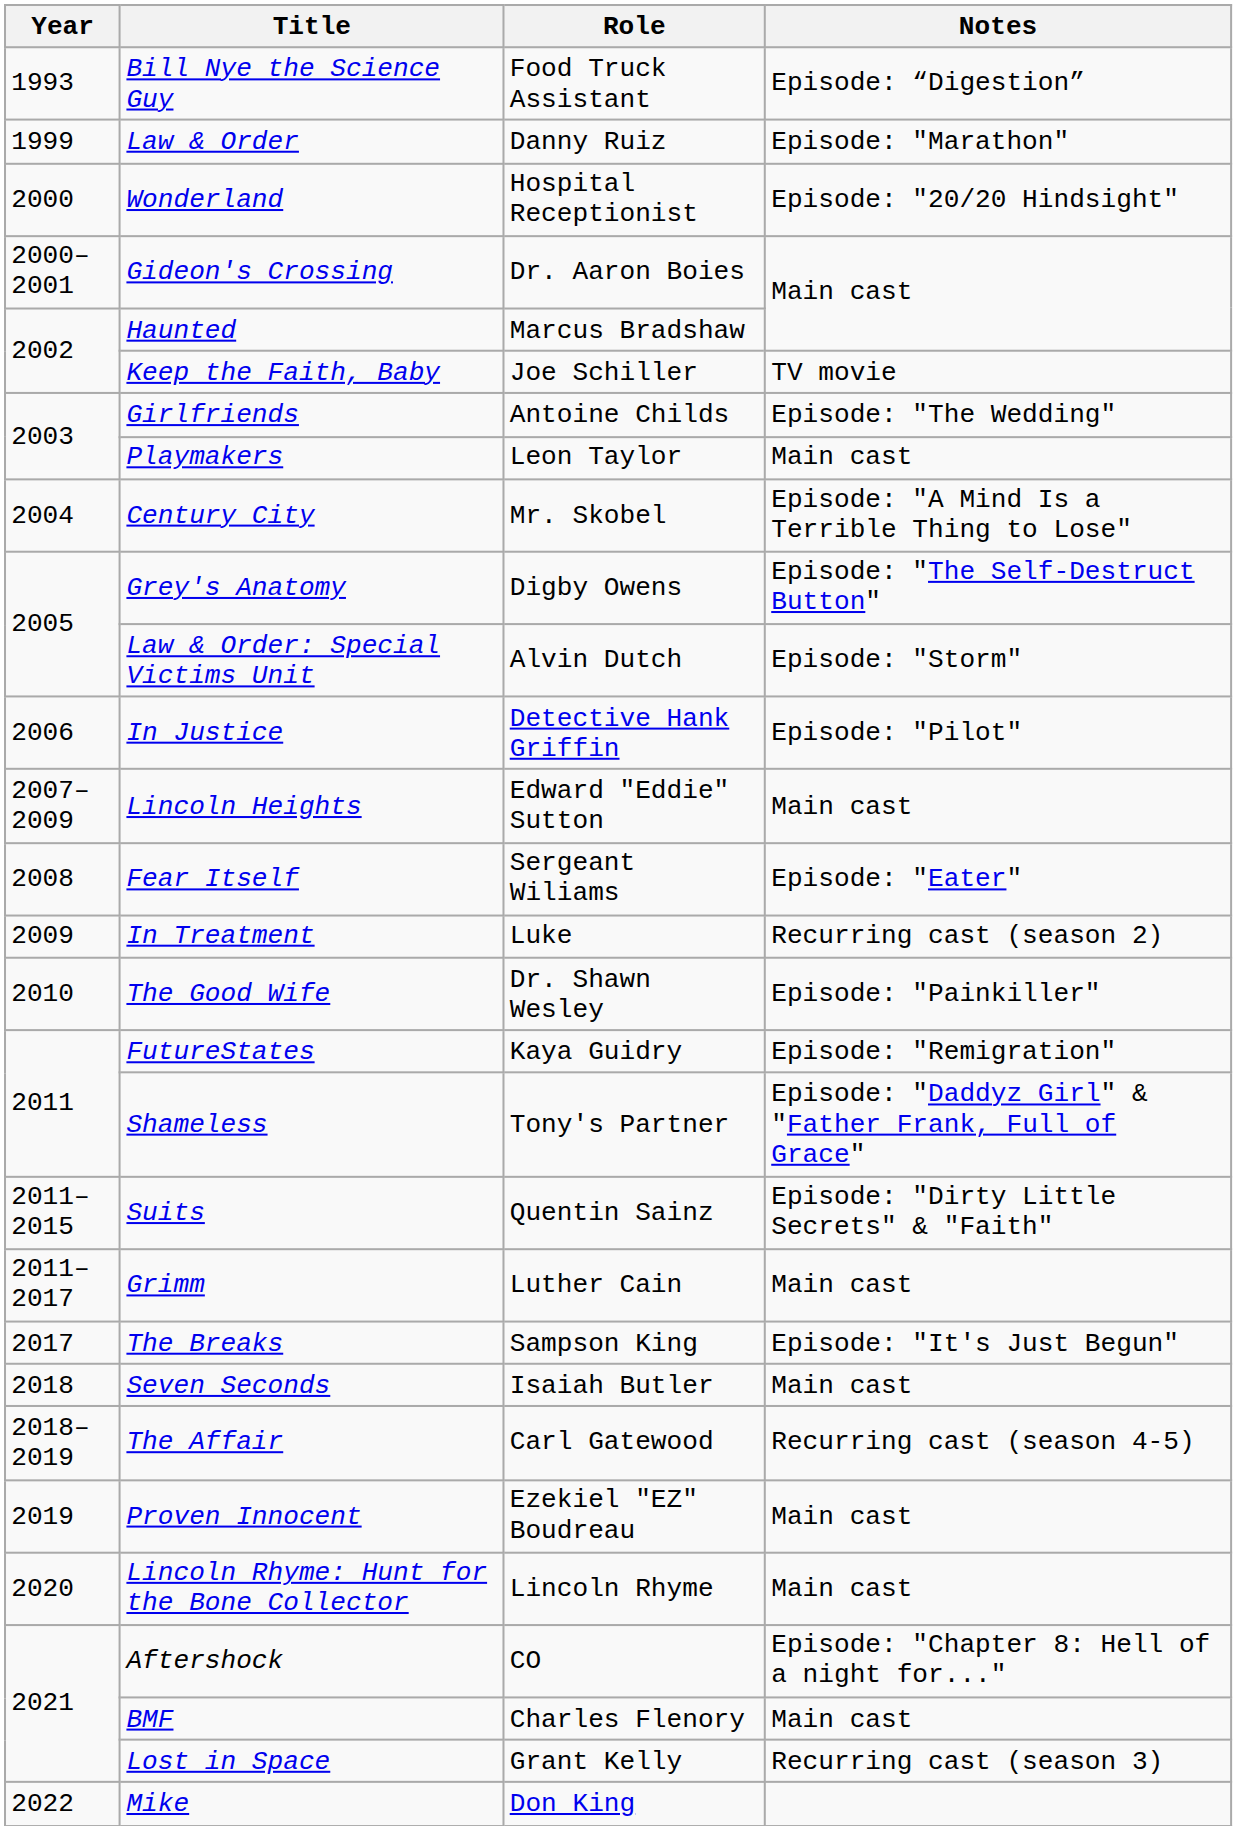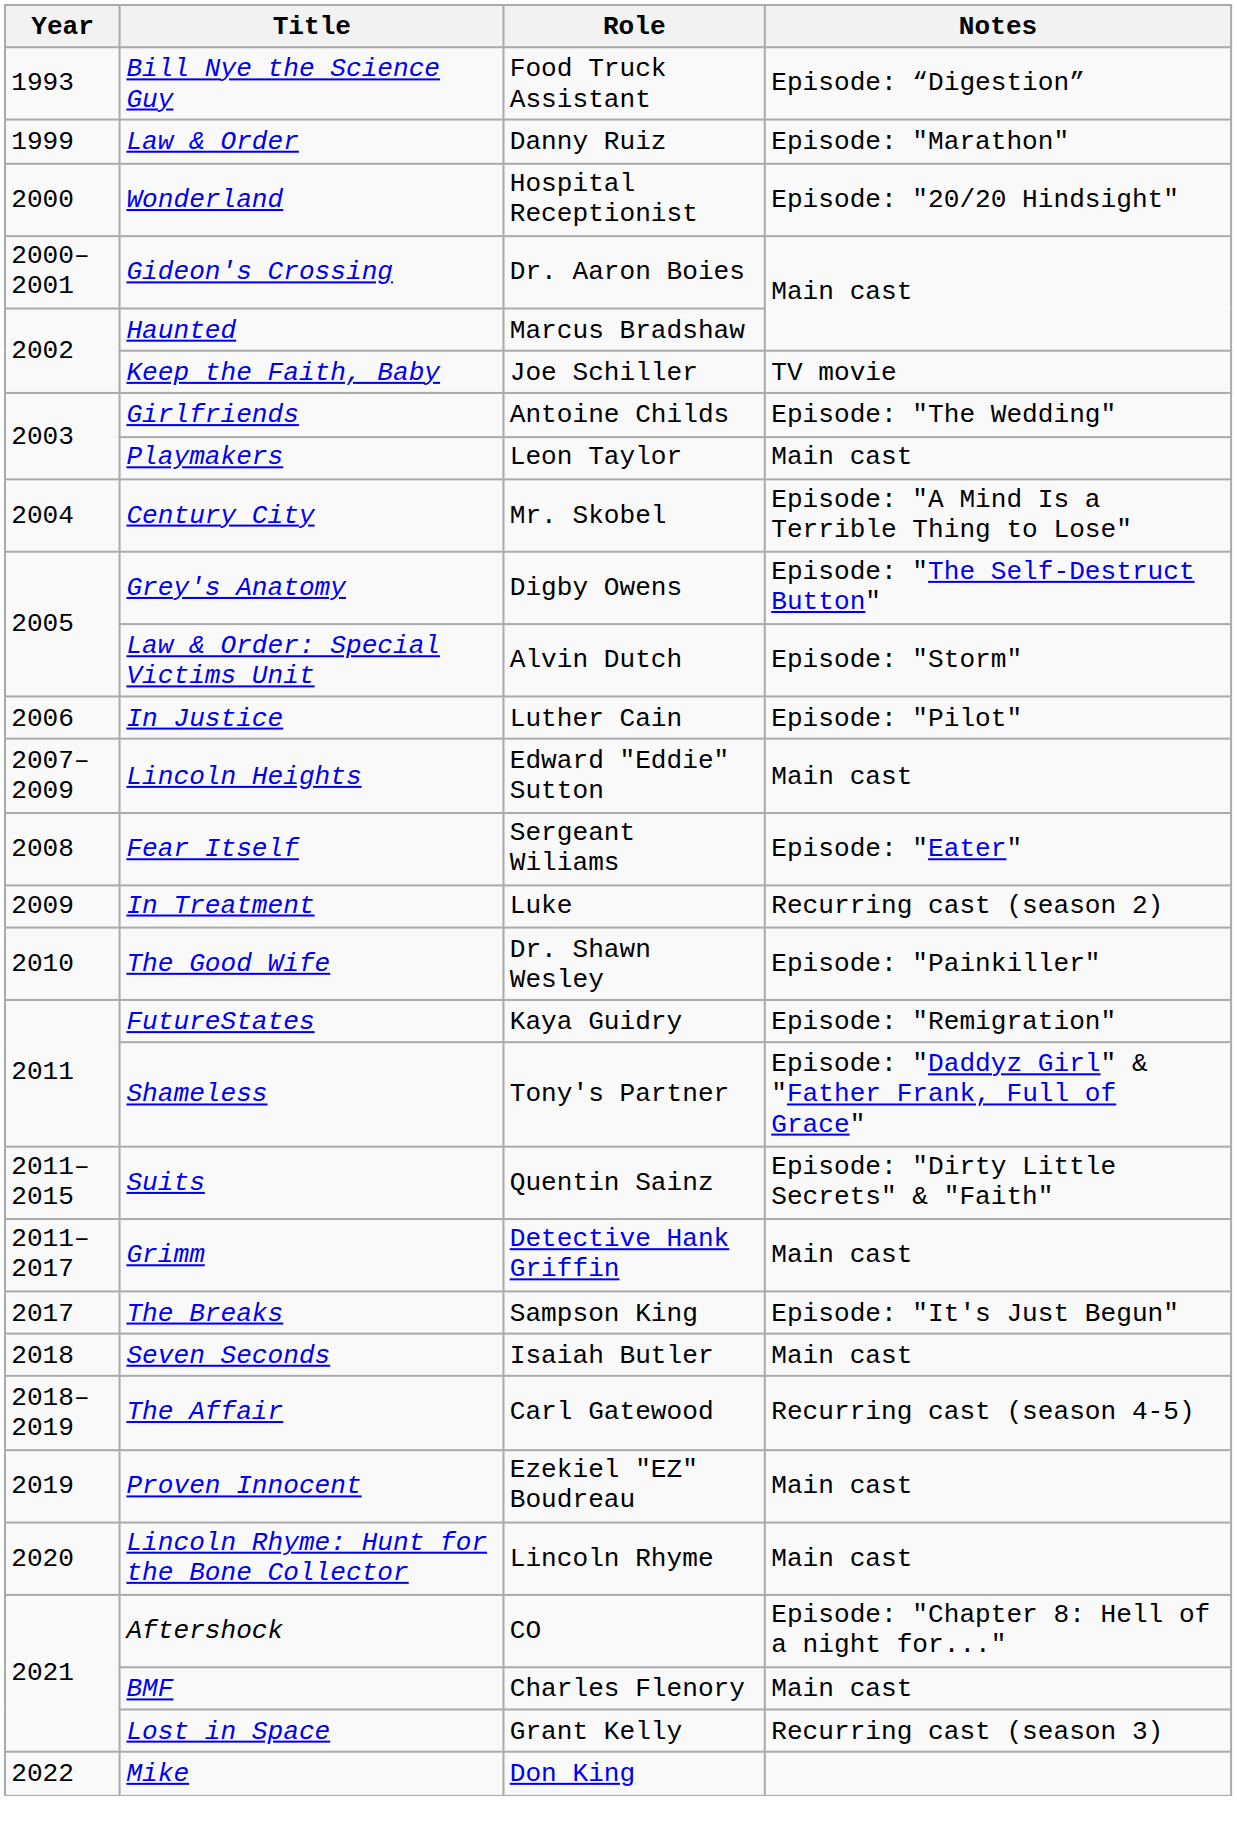(619, 733) Detective Hank Griffin -> (596, 718) Luther Cain
(596, 1285) Luther Cain -> (619, 1255) Detective Hank Griffin
